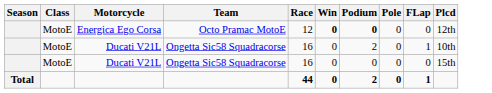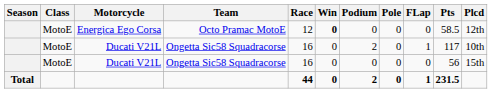+ column: (447, 12)
(374, 29) bold -> (374, 29) normal
